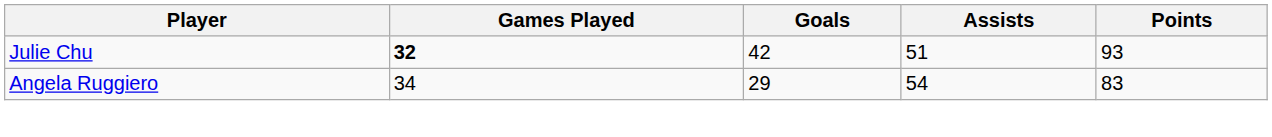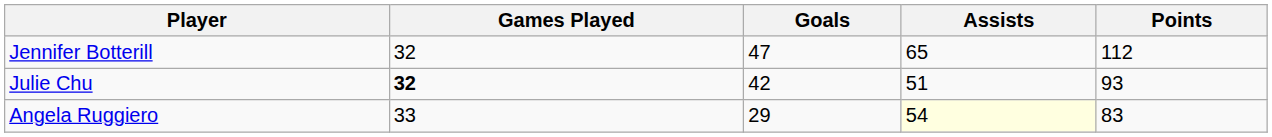+ row: (81, 52)
(405, 83) 34 -> (405, 115) 33
(917, 83) no background -> (917, 115) lightyellow background
